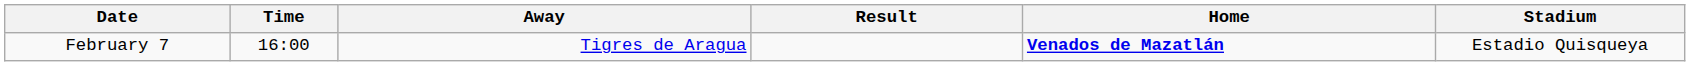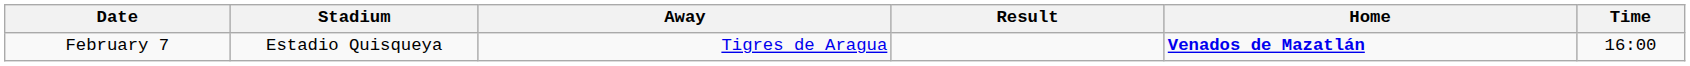columns swapped: (284, 19) <-> (1560, 19)
